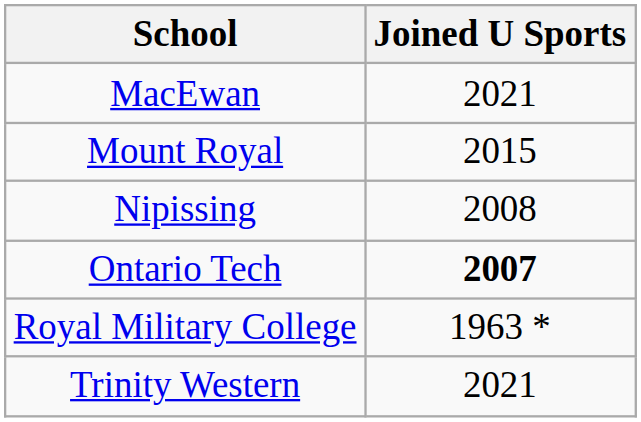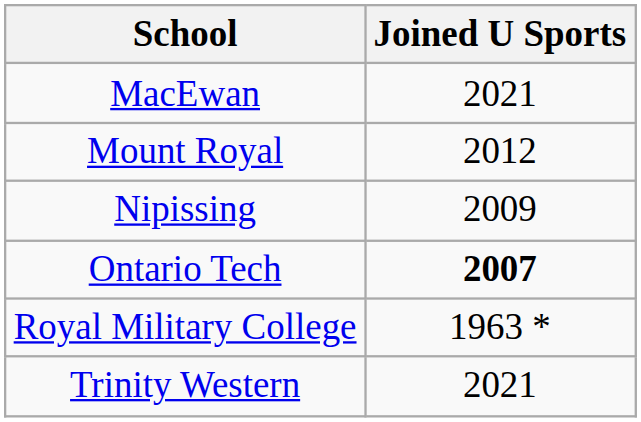(500, 151) 2015 -> (500, 151) 2012
(500, 209) 2008 -> (500, 209) 2009
